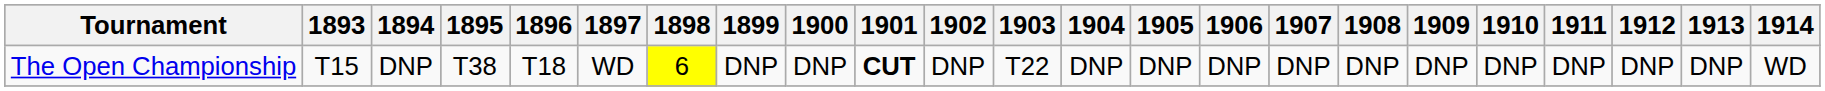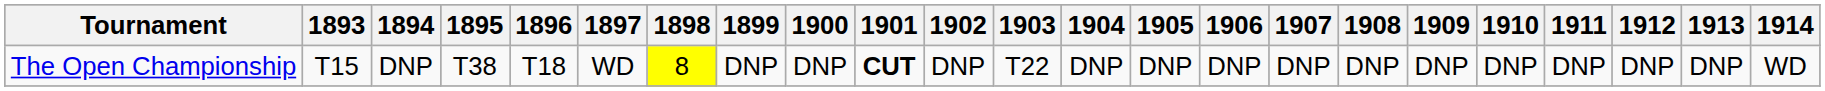(682, 66) 6 -> (682, 66) 8
